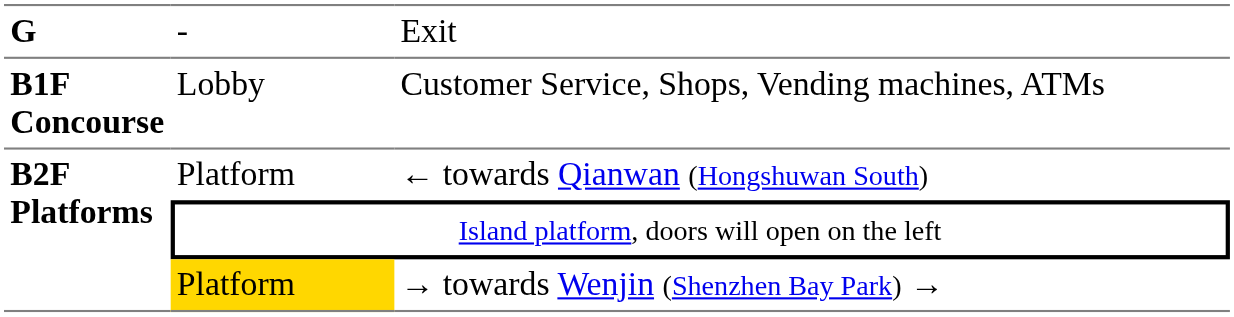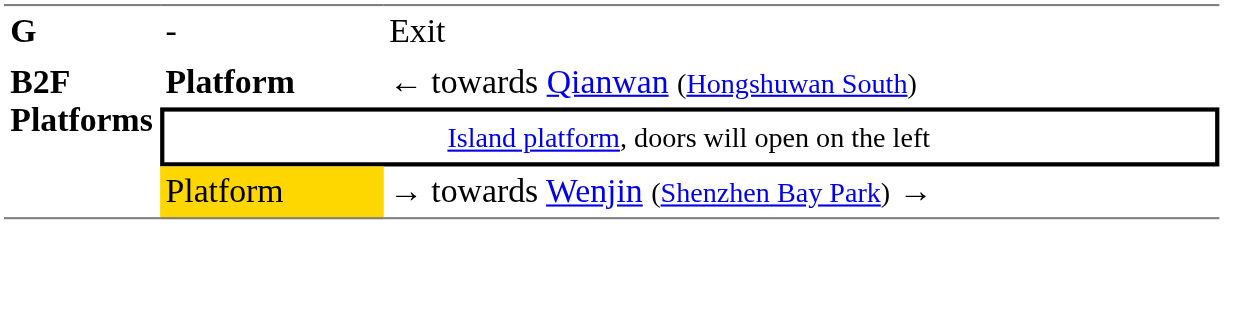- row: (753, 83)
(236, 174) normal -> (230, 81) bold
